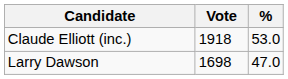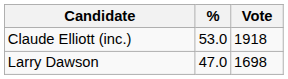columns swapped: (222, 16) <-> (266, 16)
